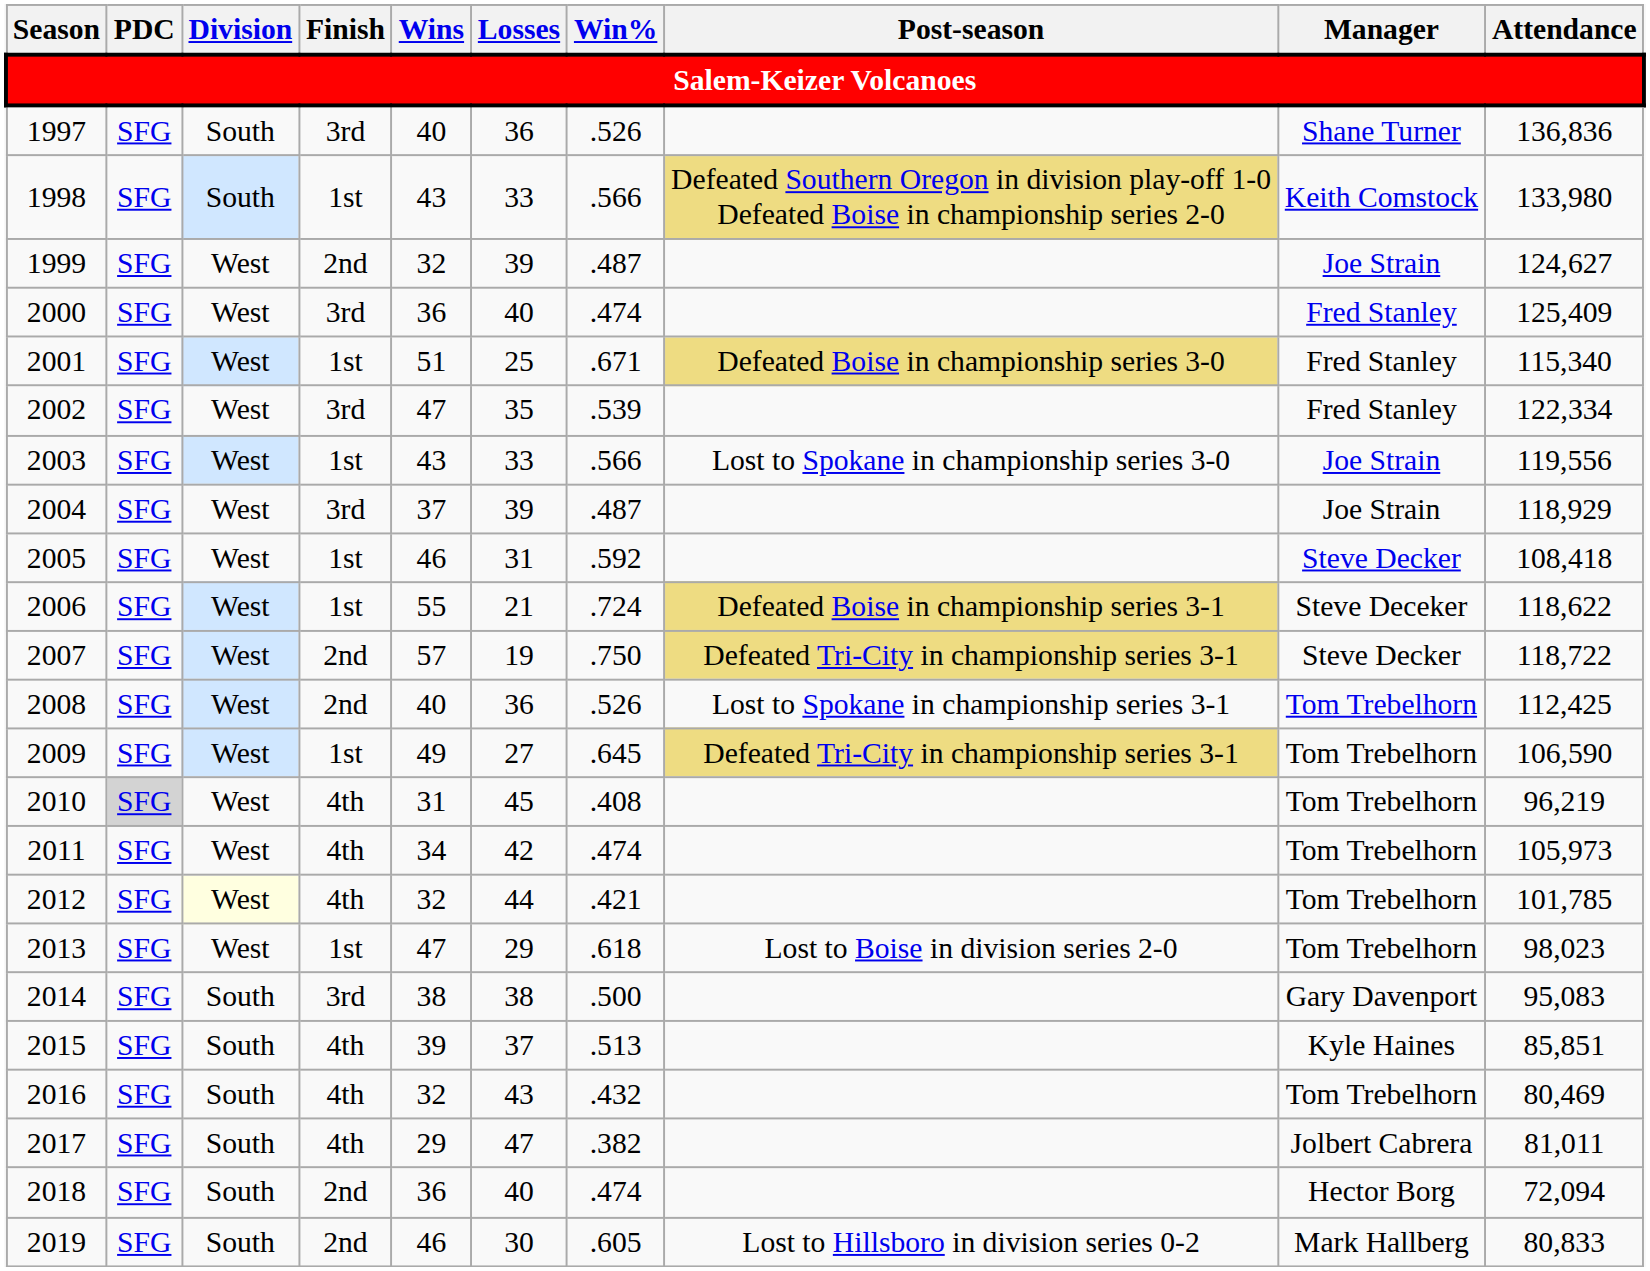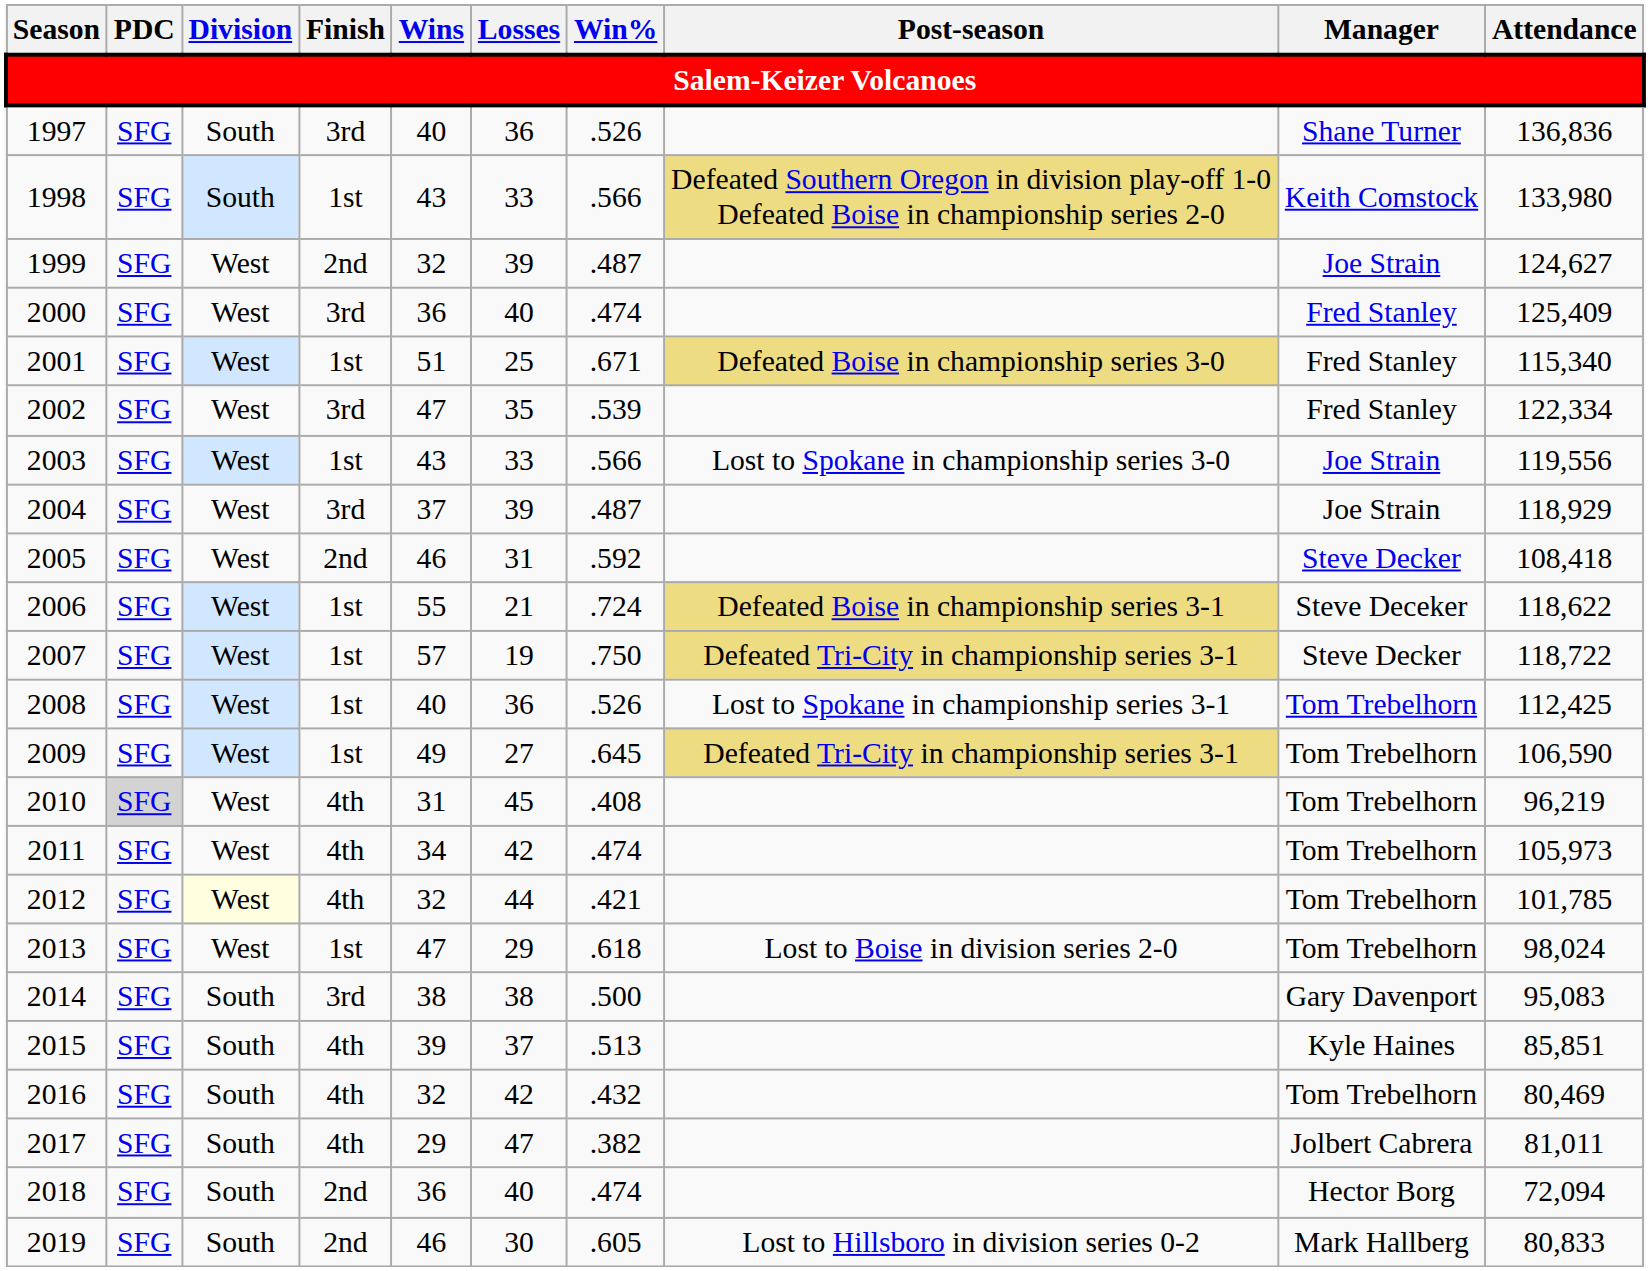(345, 556) 1st -> (345, 556) 2nd
(345, 654) 2nd -> (345, 654) 1st
(345, 703) 2nd -> (345, 703) 1st
(1564, 947) 98,023 -> (1564, 947) 98,024
(519, 1094) 43 -> (519, 1094) 42
